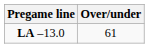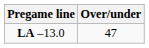(111, 33) 61 -> (111, 33) 47
